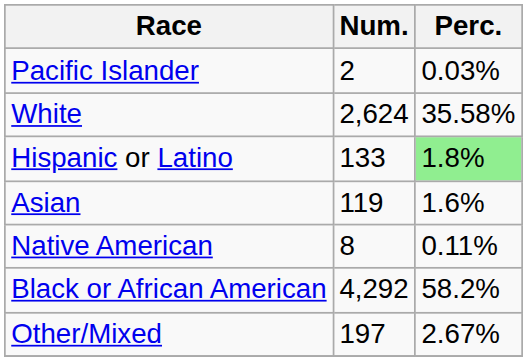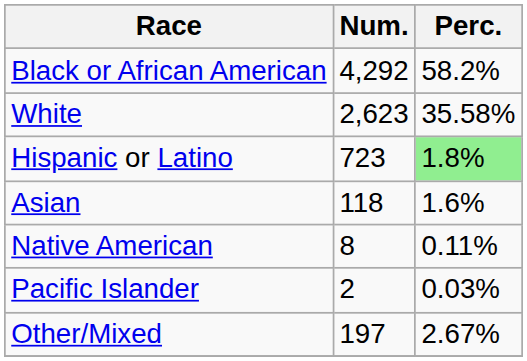rows swapped: (169, 289) <-> (105, 70)
(374, 114) 2,624 -> (374, 114) 2,623
(362, 158) 133 -> (362, 158) 723
(361, 202) 119 -> (361, 202) 118
